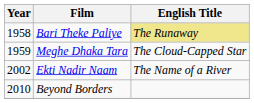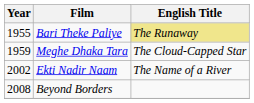(19, 32) 1958 -> (19, 32) 1955
(19, 88) 2010 -> (19, 88) 2008
